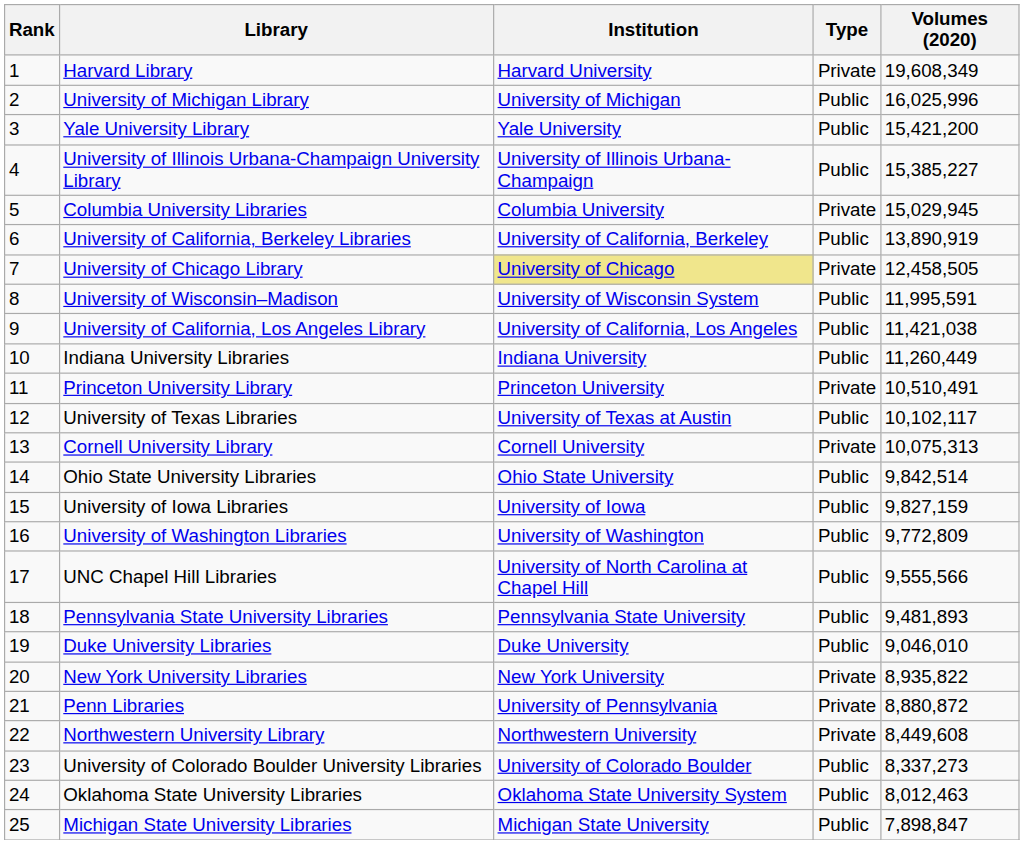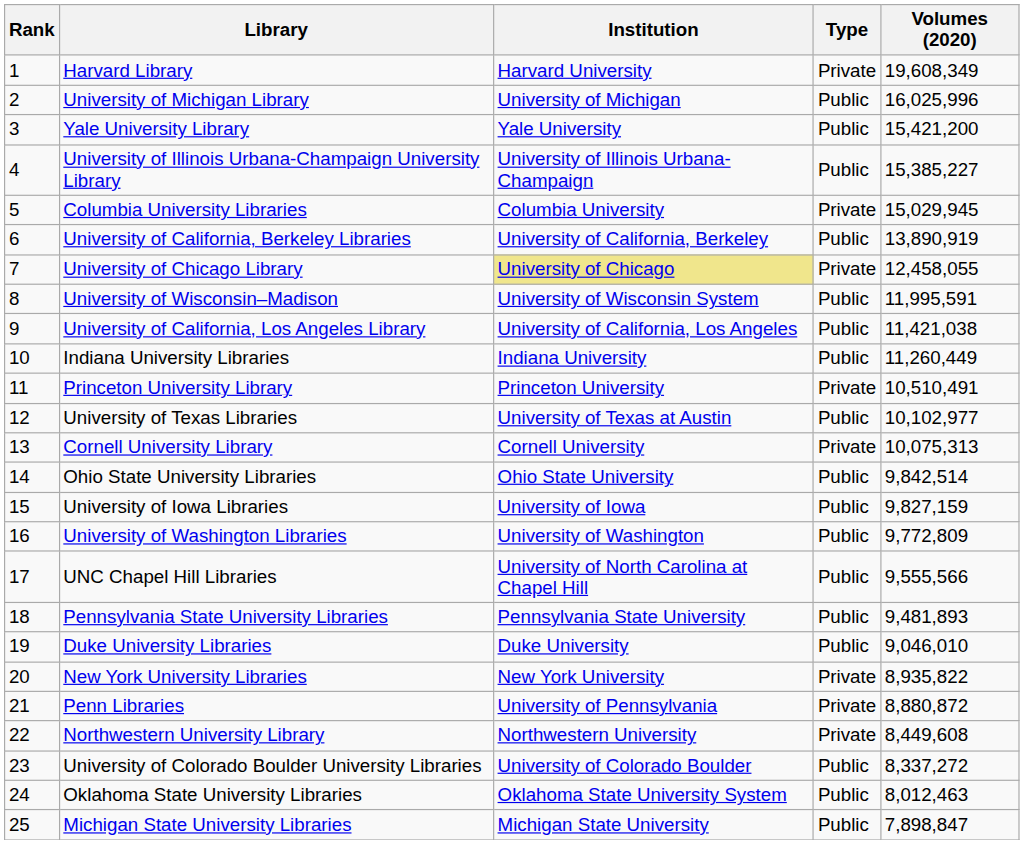(932, 269) 12,458,505 -> (932, 269) 12,458,055
(931, 417) 10,102,117 -> (932, 417) 10,102,977
(926, 765) 8,337,273 -> (926, 765) 8,337,272
